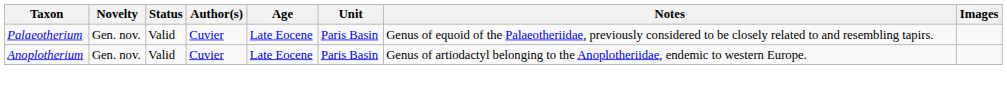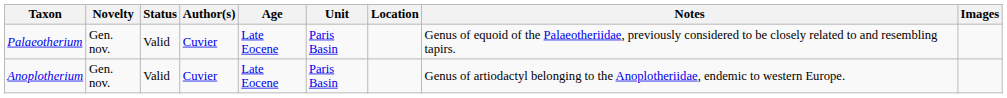+ column: (395, 14)
